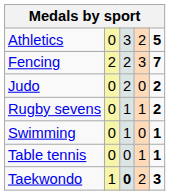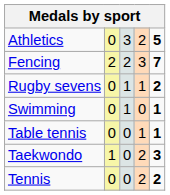- row: (24, 86)
(127, 179) bold -> (127, 156) normal
+ row: (29, 179)
